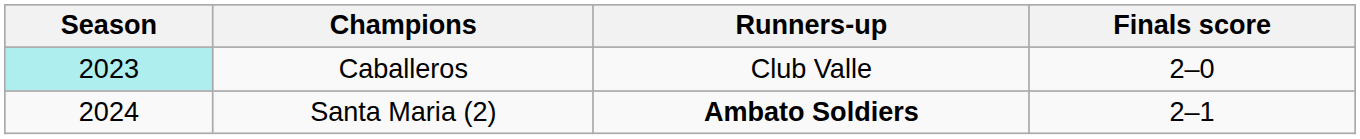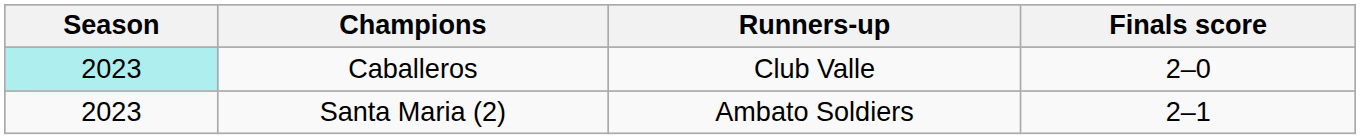(109, 111) 2024 -> (111, 111) 2023
(811, 111) bold -> (815, 111) normal
